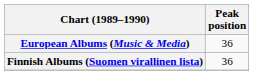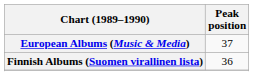(227, 43) 36 -> (227, 43) 37
